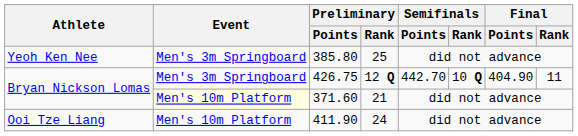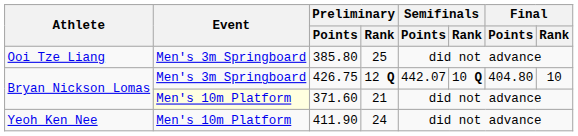(53, 57) Yeoh Ken Nee -> (56, 57) Ooi Tze Liang
(423, 78) 442.70 -> (423, 78) 442.07
(511, 78) 404.90 -> (511, 78) 404.80
(554, 78) 11 -> (554, 78) 10
(56, 120) Ooi Tze Liang -> (53, 120) Yeoh Ken Nee
